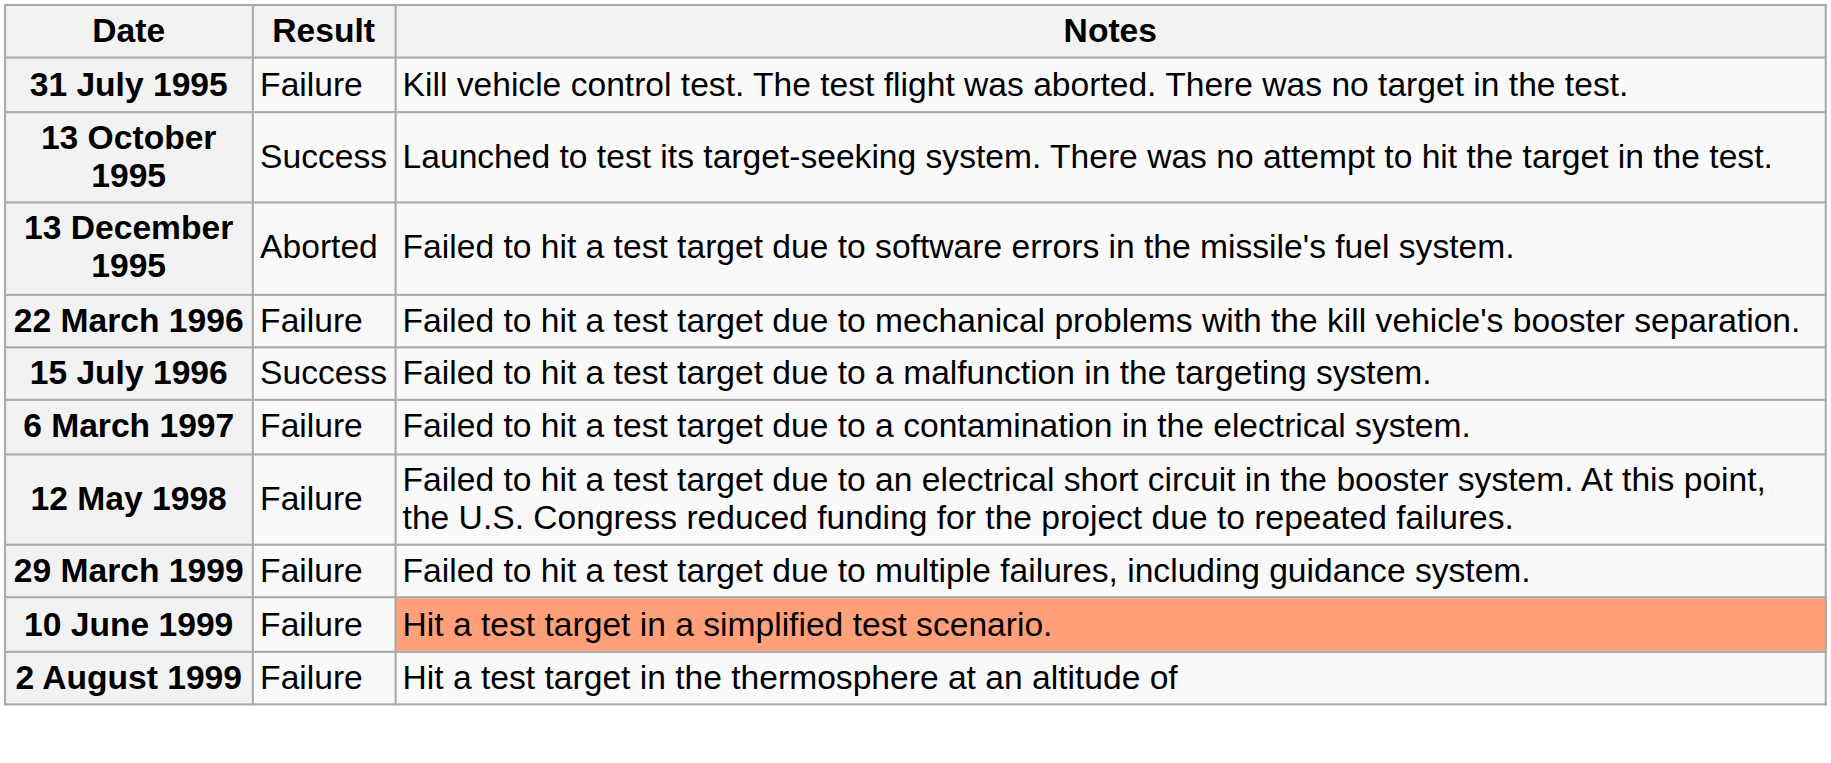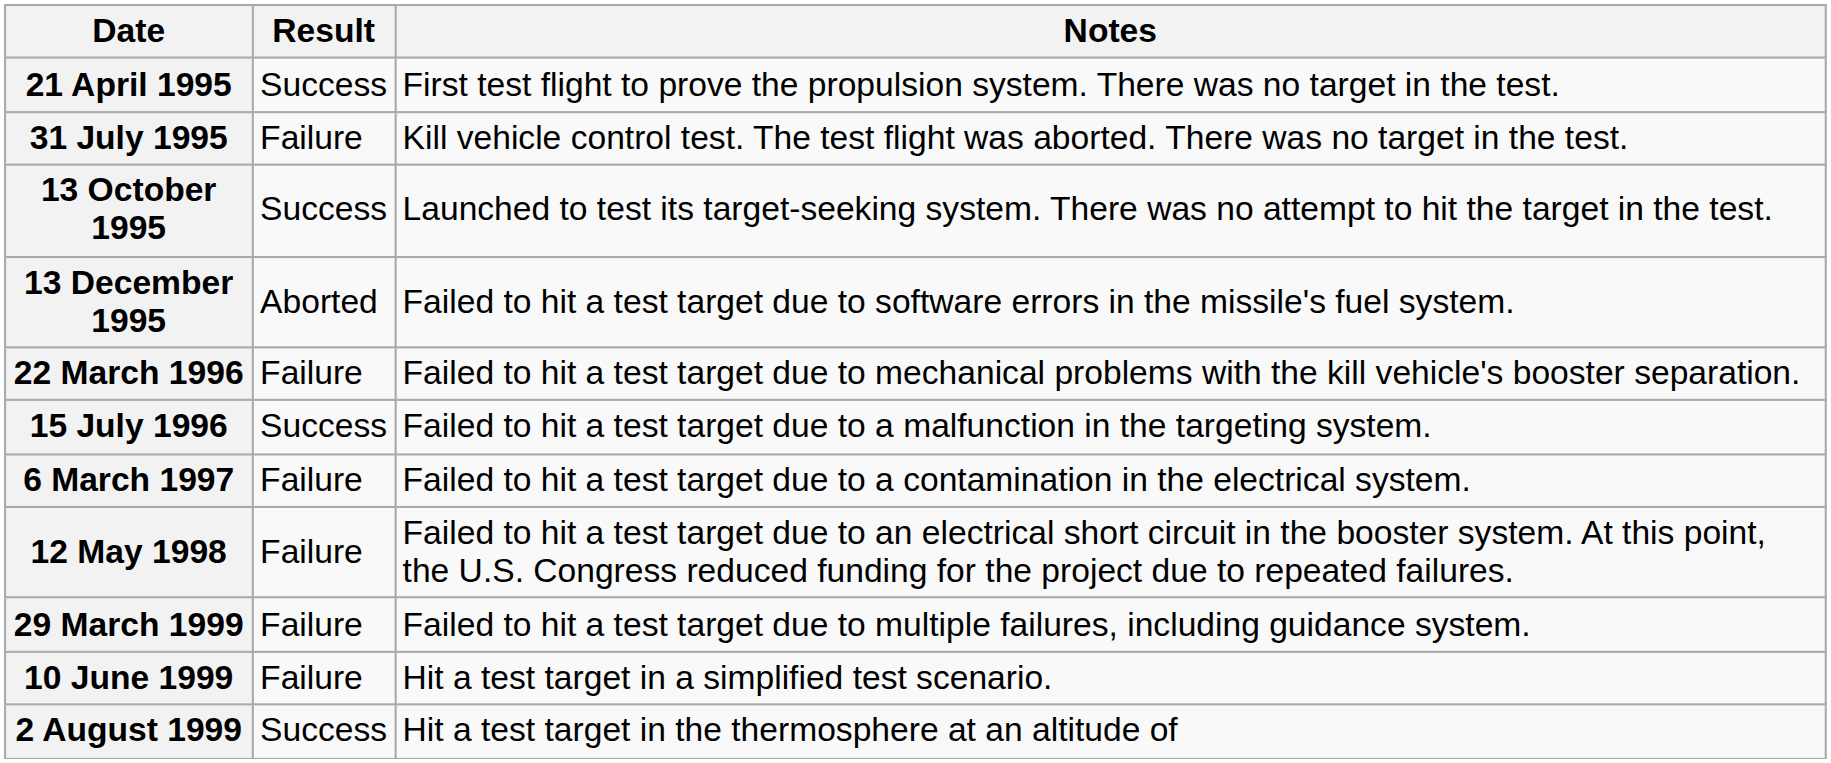+ row: (129, 84)
(728, 624) lightsalmon background -> (728, 677) no background
(311, 677) Failure -> (324, 730) Success
